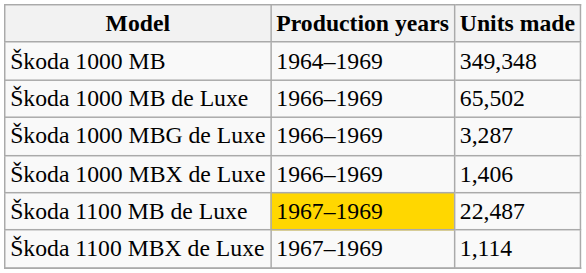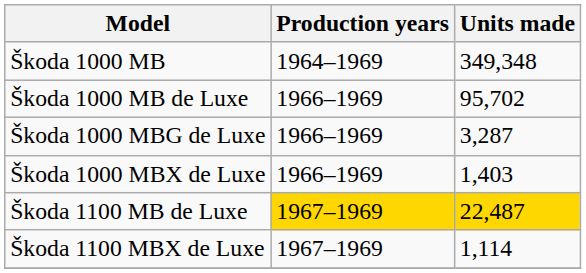(492, 98) 65,502 -> (492, 98) 95,702
(486, 173) 1,406 -> (486, 173) 1,403
(492, 211) no background -> (492, 211) gold background
